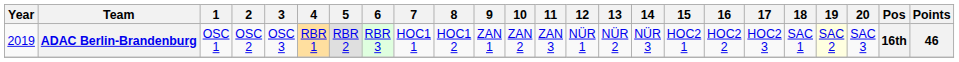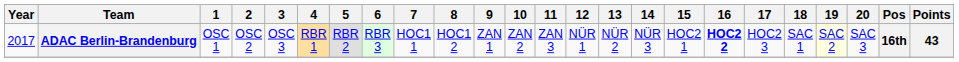(21, 40) 2019 -> (21, 40) 2017
(724, 40) normal -> (724, 40) bold
(932, 40) 46 -> (932, 40) 43
